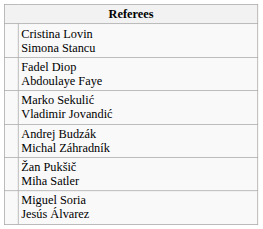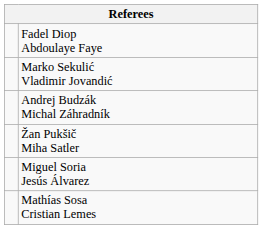- row: (58, 40)
+ row: (59, 207)
